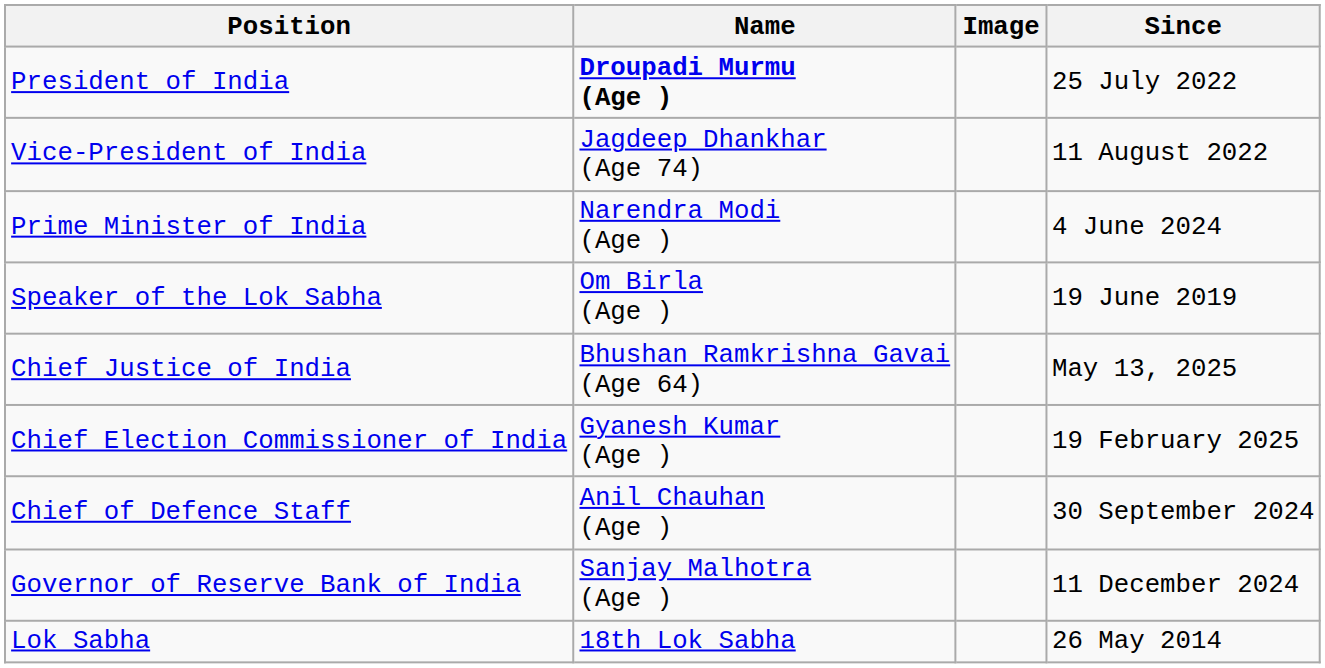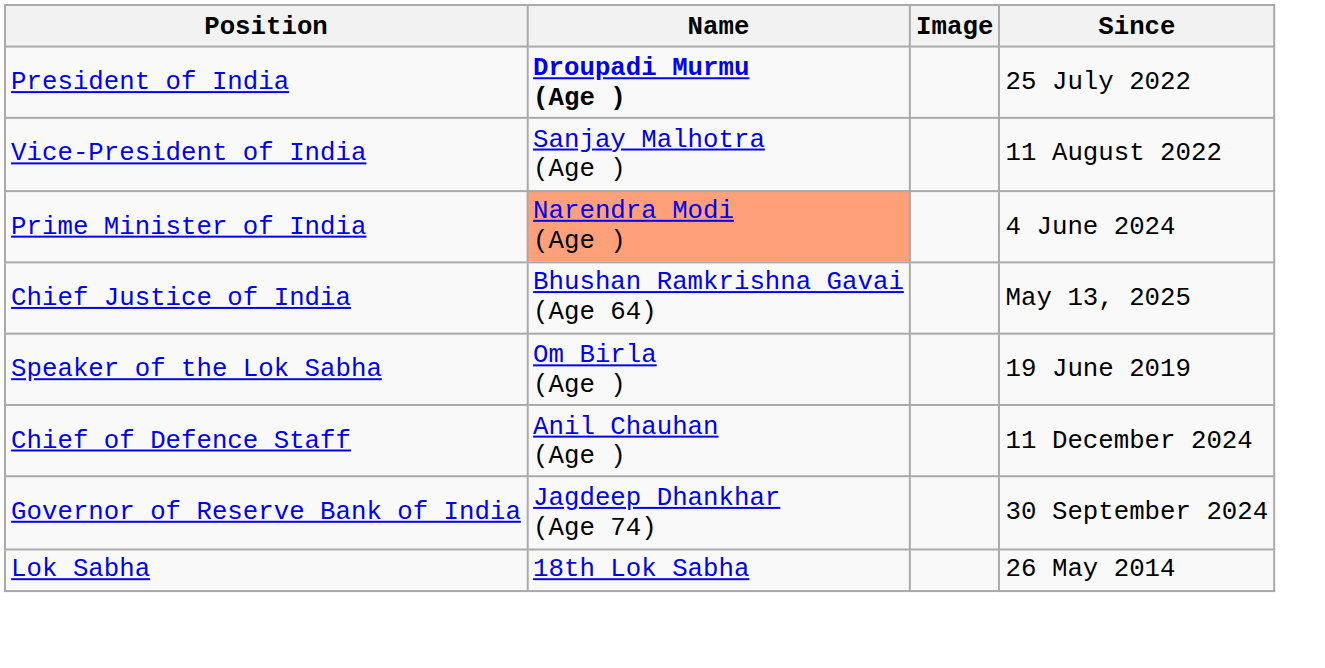(703, 154) Jagdeep Dhankhar (Age 74) -> (649, 154) Sanjay Malhotra (Age )
(680, 226) no background -> (634, 226) lightsalmon background
rows swapped: (181, 369) <-> (196, 298)
- row: (289, 441)
(1183, 513) 30 September 2024 -> (1129, 441) 11 December 2024
(695, 584) Sanjay Malhotra (Age ) -> (657, 513) Jagdeep Dhankhar (Age 74)
(1176, 584) 11 December 2024 -> (1137, 513) 30 September 2024
